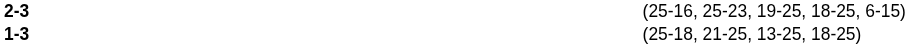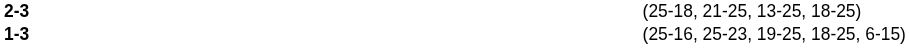(774, 11) (25-16, 25-23, 19-25, 18-25, 6-15) -> (752, 11) (25-18, 21-25, 13-25, 18-25)
(752, 34) (25-18, 21-25, 13-25, 18-25) -> (774, 34) (25-16, 25-23, 19-25, 18-25, 6-15)
